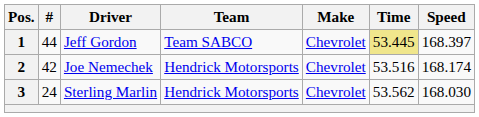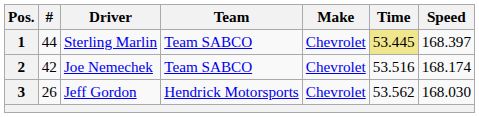(100, 42) Jeff Gordon -> (111, 42) Sterling Marlin
(232, 67) Hendrick Motorsports -> (208, 67) Team SABCO
(49, 92) 24 -> (49, 92) 26
(111, 92) Sterling Marlin -> (100, 92) Jeff Gordon
